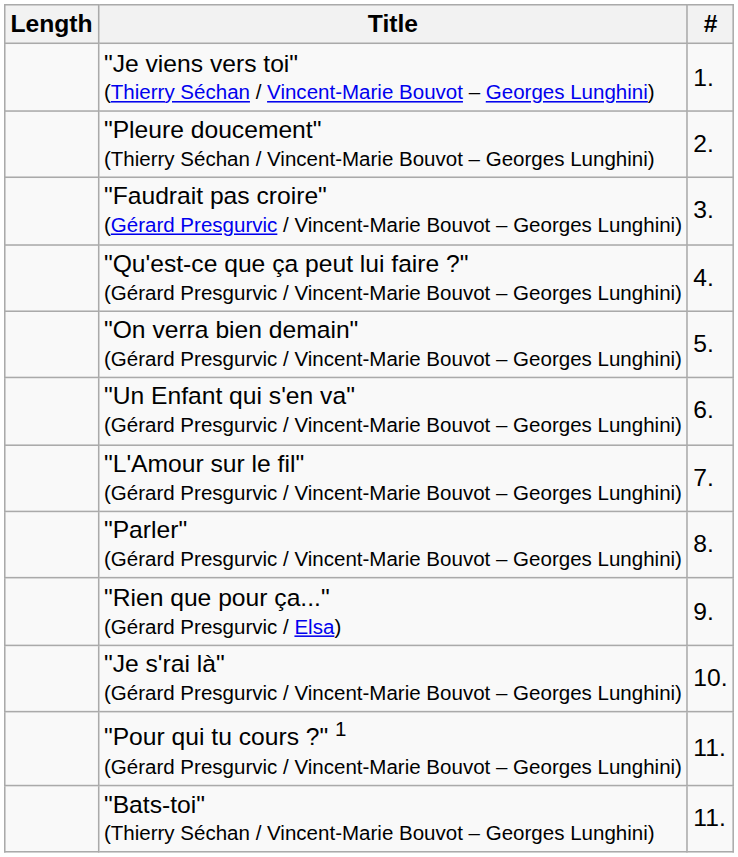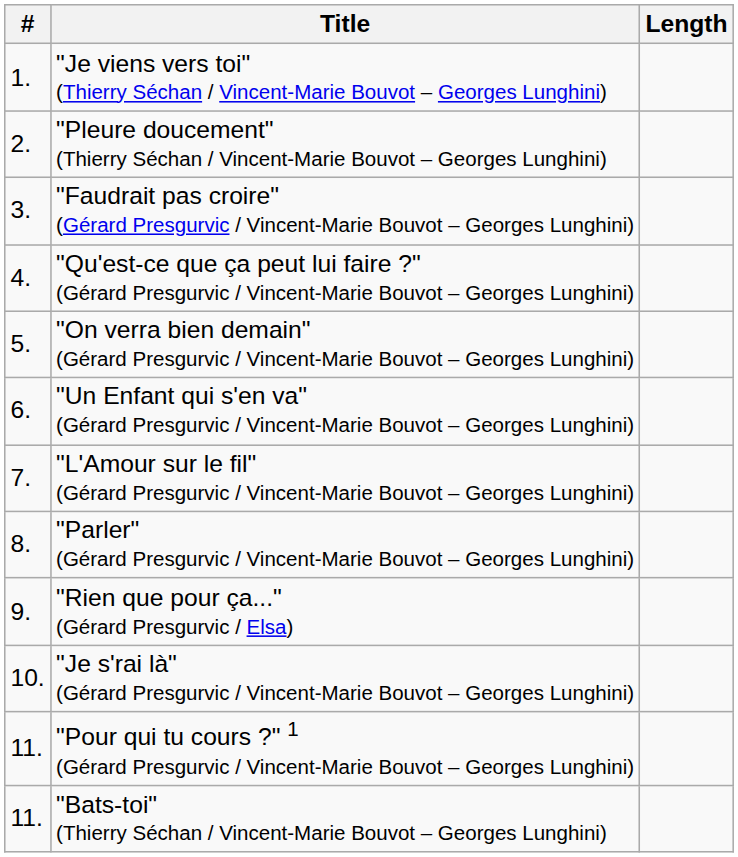columns swapped: (710, 24) <-> (52, 24)
